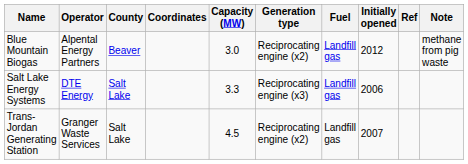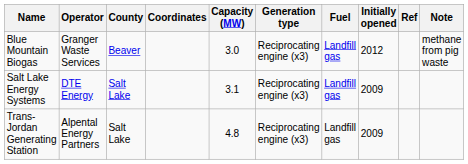(80, 51) Alpental Energy Partners -> (80, 51) Granger Waste Services
(289, 51) Reciprocating engine (x2) -> (289, 51) Reciprocating engine (x3)
(232, 89) 3.3 -> (232, 89) 3.1
(372, 89) 2006 -> (372, 89) 2009
(80, 134) Granger Waste Services -> (80, 134) Alpental Energy Partners
(232, 134) 4.5 -> (232, 134) 4.8
(289, 134) Reciprocating engine (x2) -> (289, 134) Reciprocating engine (x3)
(372, 134) 2007 -> (372, 134) 2009
